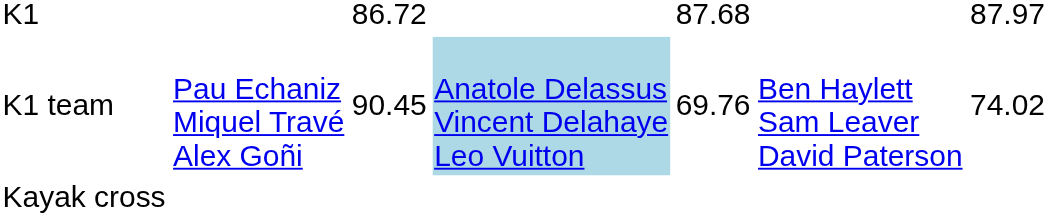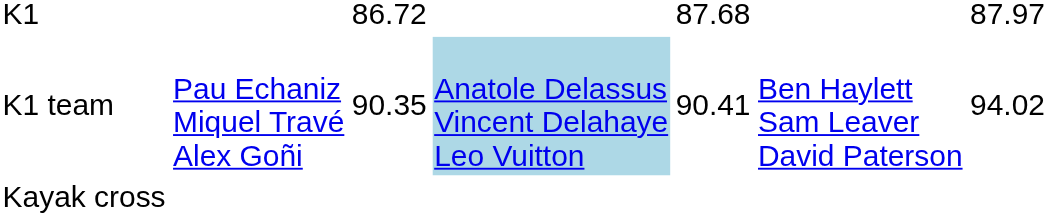(389, 105) 90.45 -> (389, 105) 90.35
(713, 105) 69.76 -> (713, 105) 90.41
(1007, 105) 74.02 -> (1007, 105) 94.02
